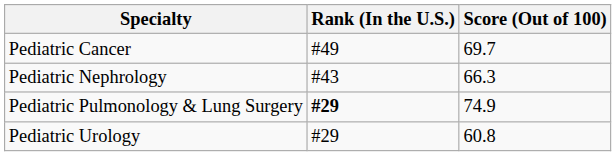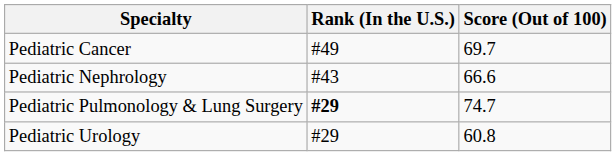(480, 77) 66.3 -> (480, 77) 66.6
(480, 106) 74.9 -> (480, 106) 74.7
